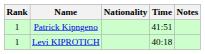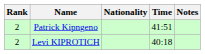(17, 27) 1 -> (17, 27) 2
(17, 42) 1 -> (17, 42) 2
